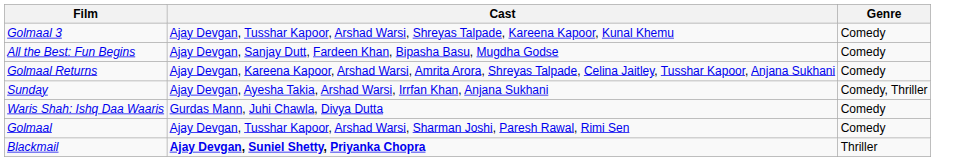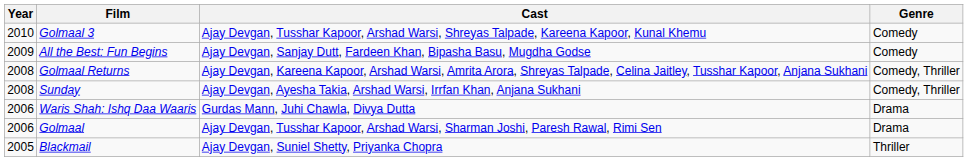+ column: (20, 14)
(863, 71) Comedy -> (916, 71) Comedy, Thriller
(863, 109) Comedy -> (891, 109) Drama
(863, 128) Comedy -> (891, 128) Drama
(298, 147) bold -> (322, 147) normal
